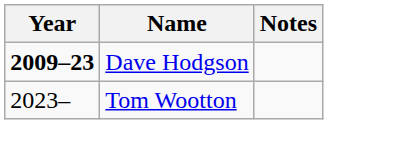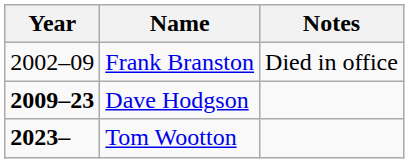+ row: (180, 61)
(40, 99) normal -> (40, 137) bold
